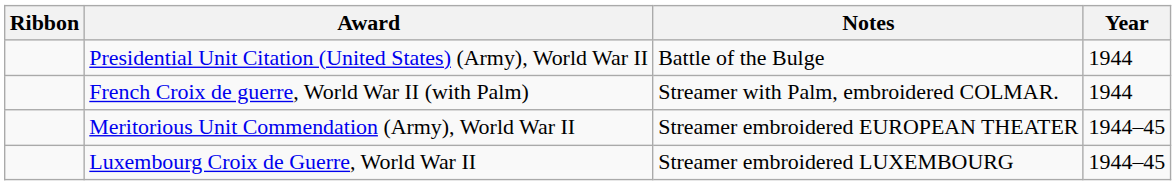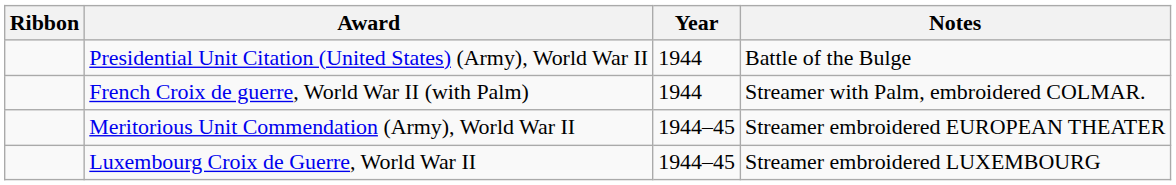columns swapped: (1127, 22) <-> (868, 22)
